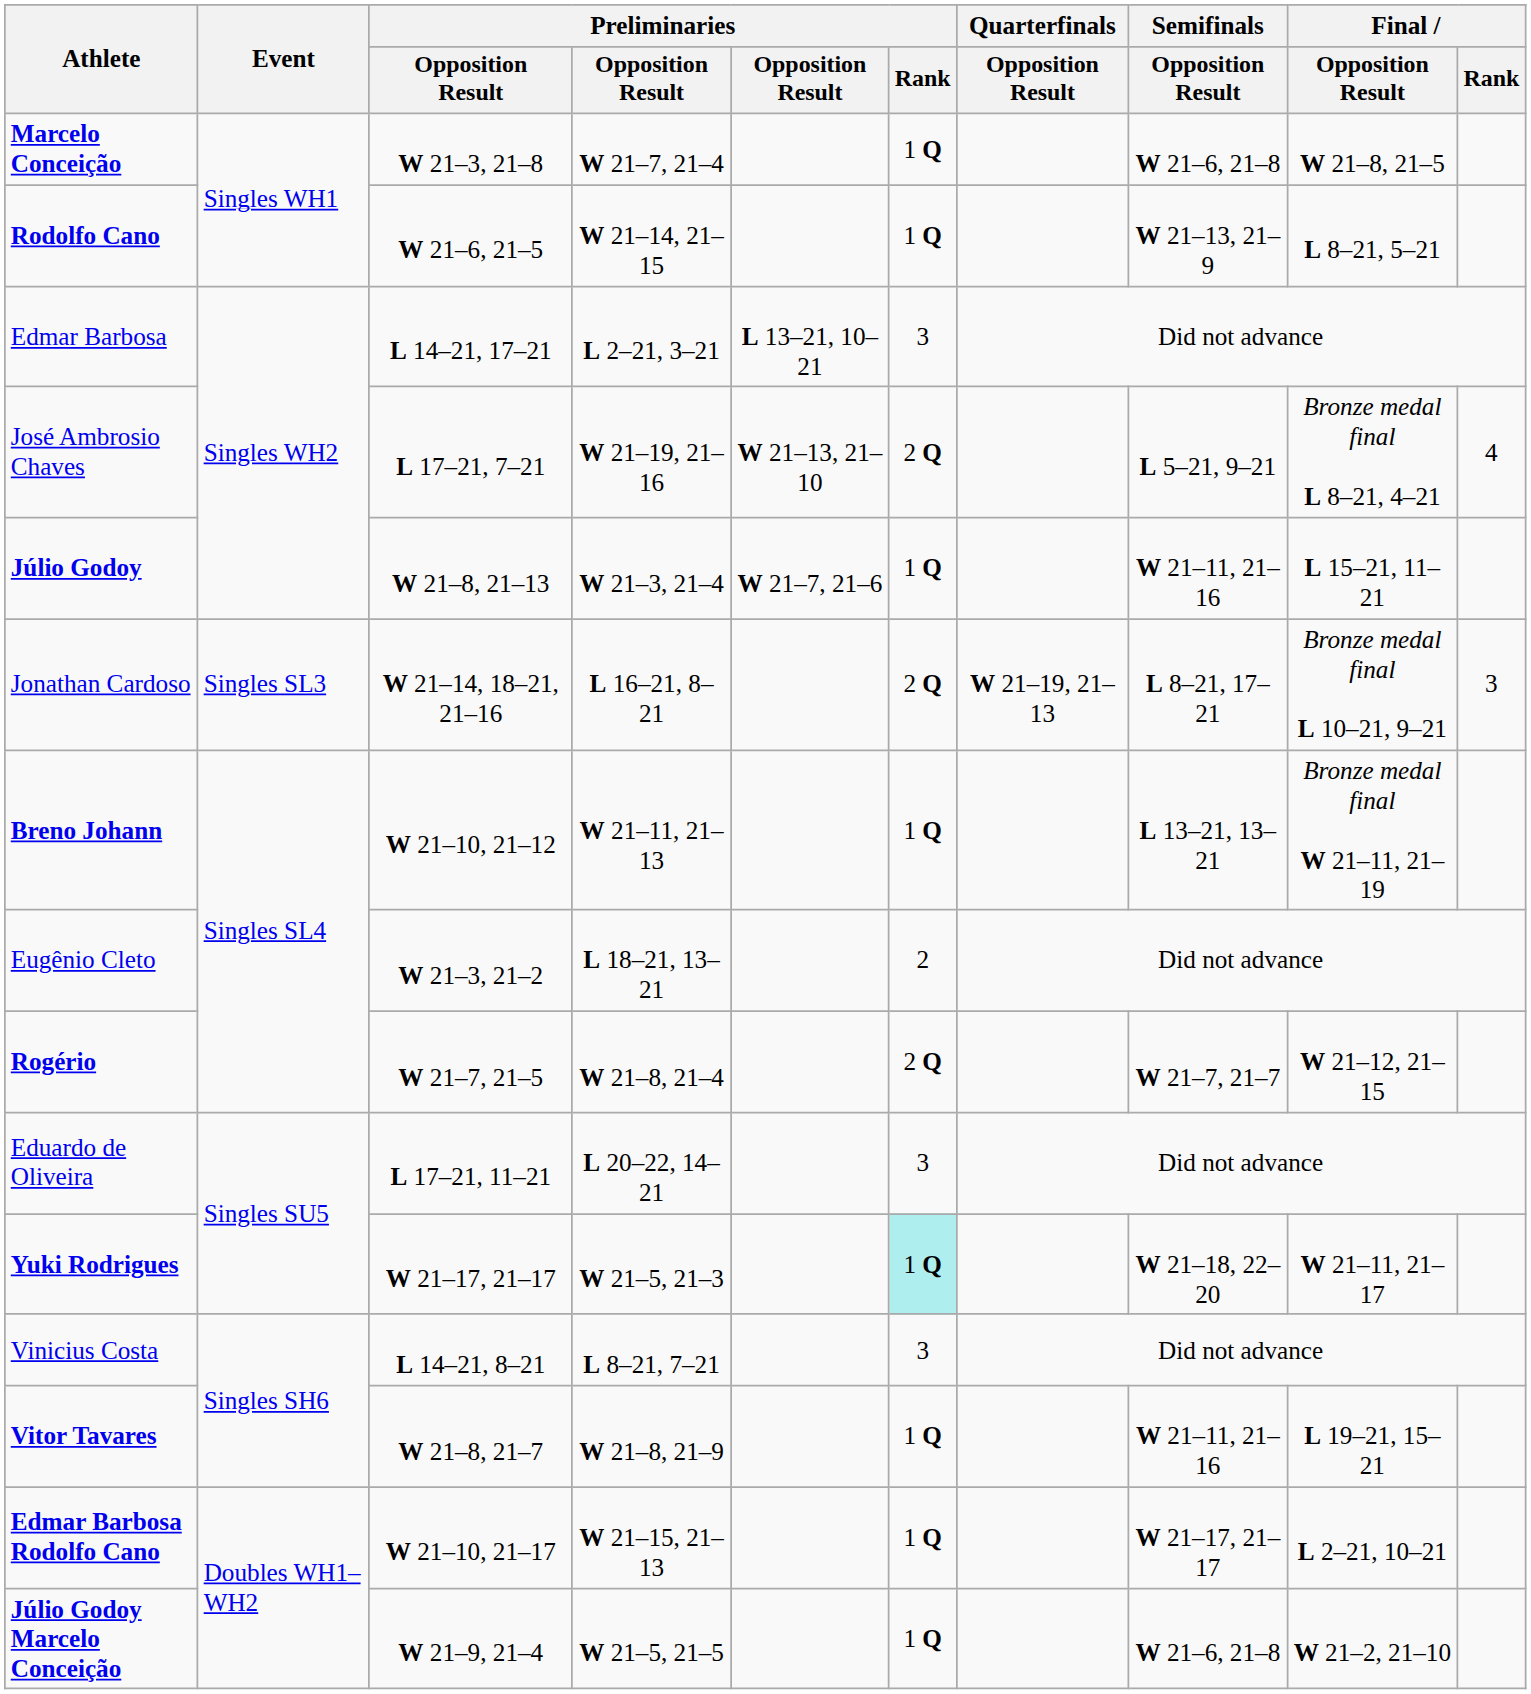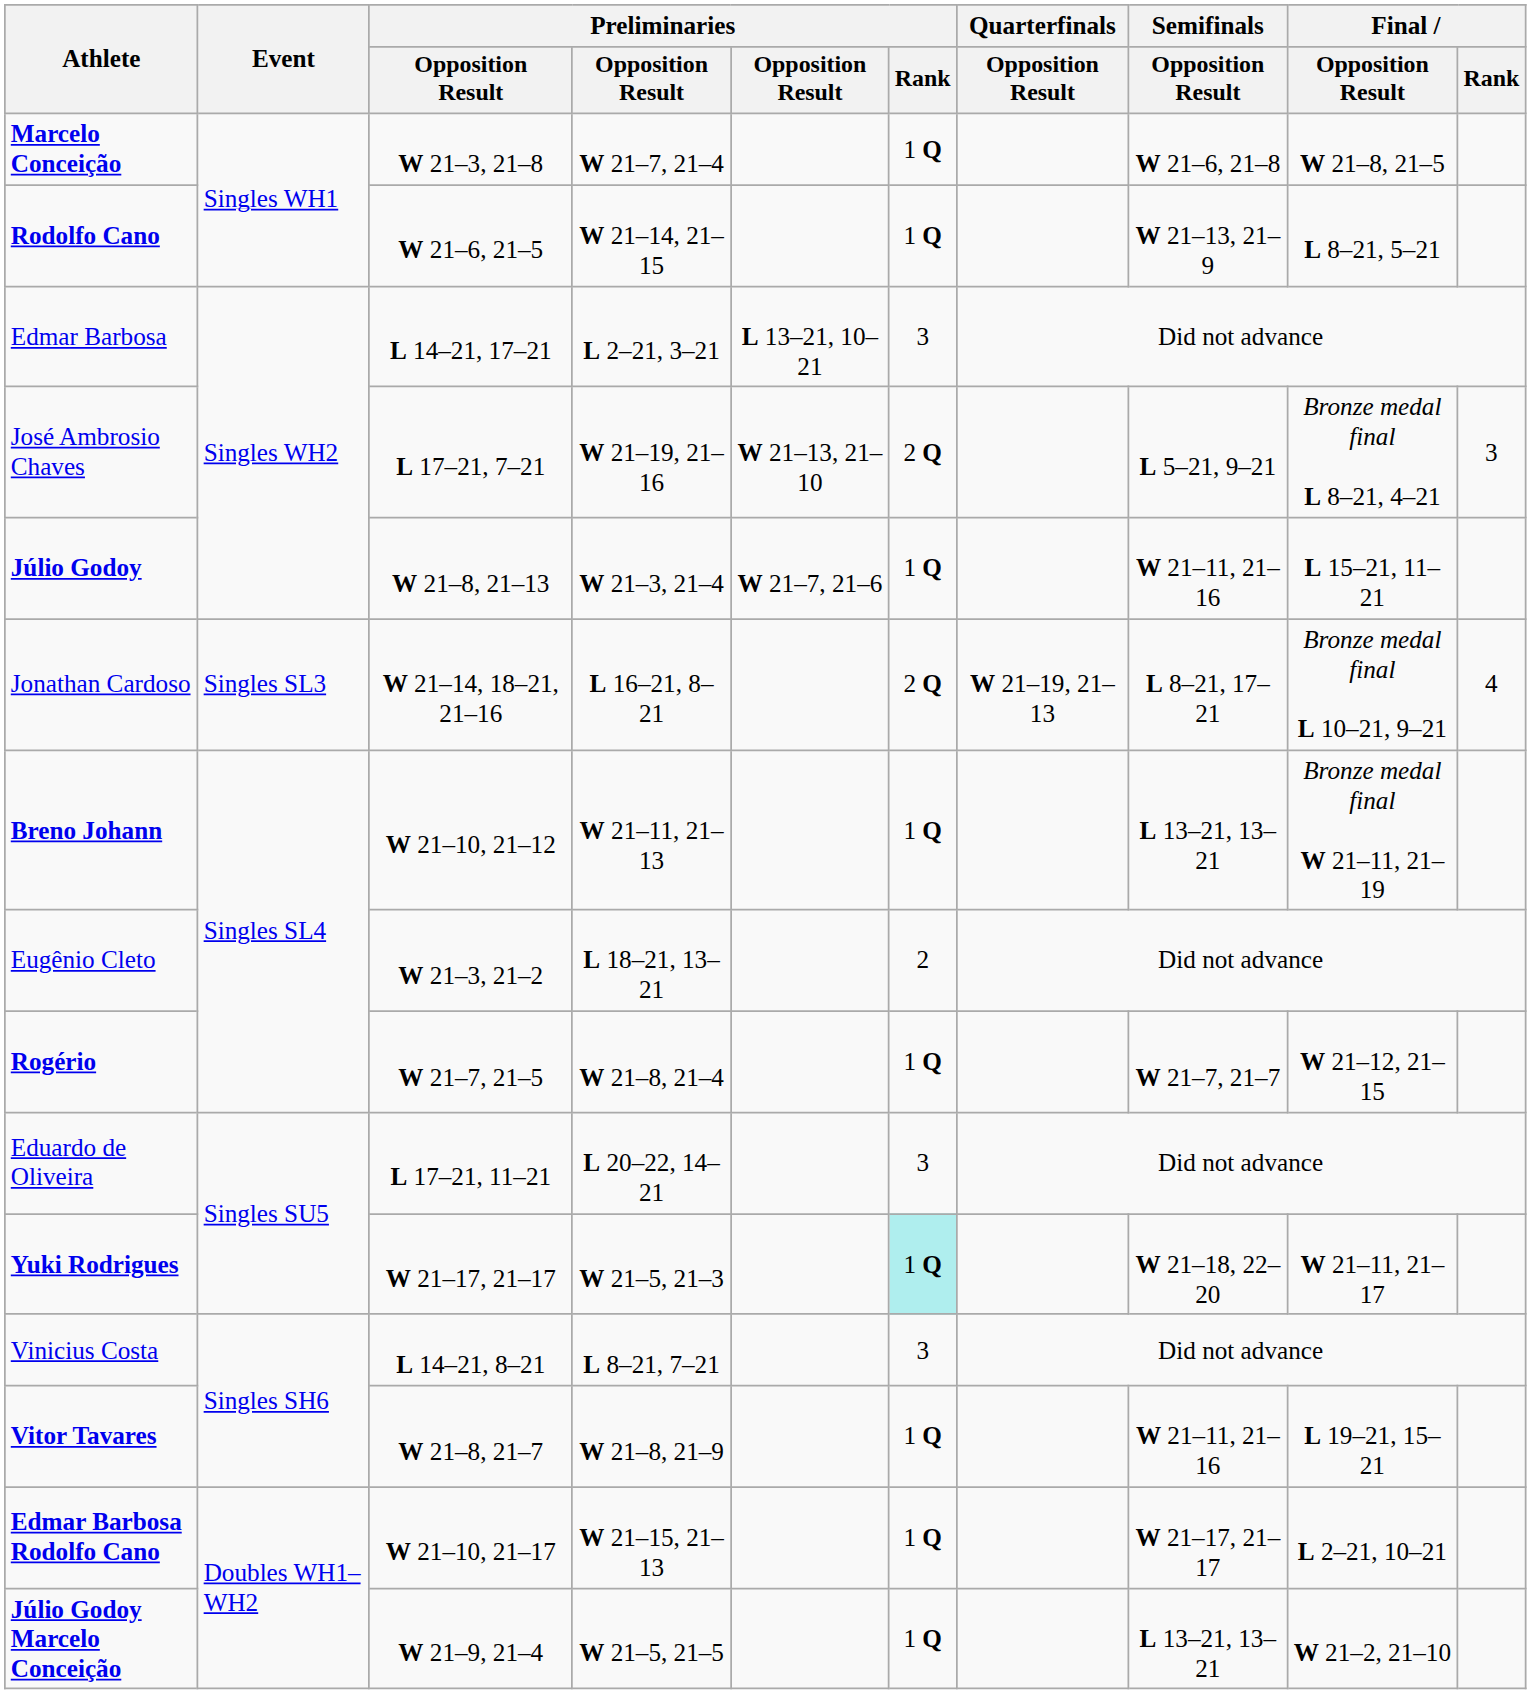(1491, 452) 4 -> (1491, 452) 3
(1491, 684) 3 -> (1491, 684) 4
(923, 1062) 2 Q -> (923, 1062) 1 Q
(1208, 1653) W 21–6, 21–8 -> (1208, 1653) L 13–21, 13–21
